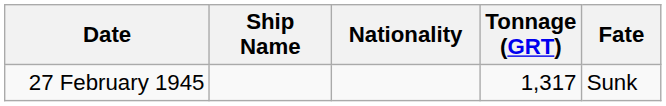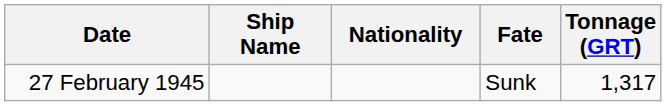columns swapped: (531, 34) <-> (621, 34)
